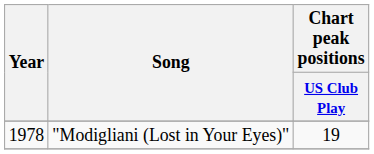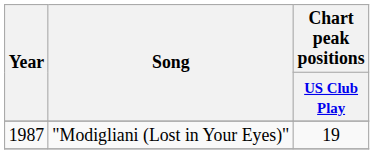(26, 134) 1978 -> (26, 134) 1987
